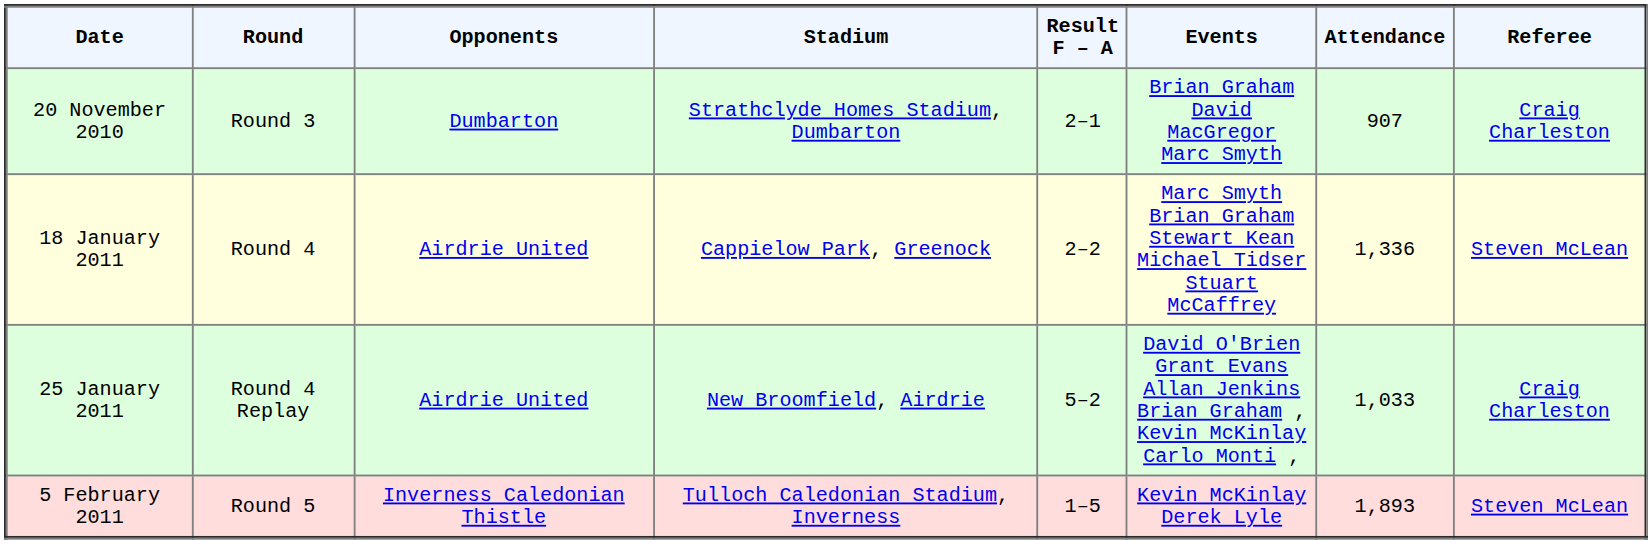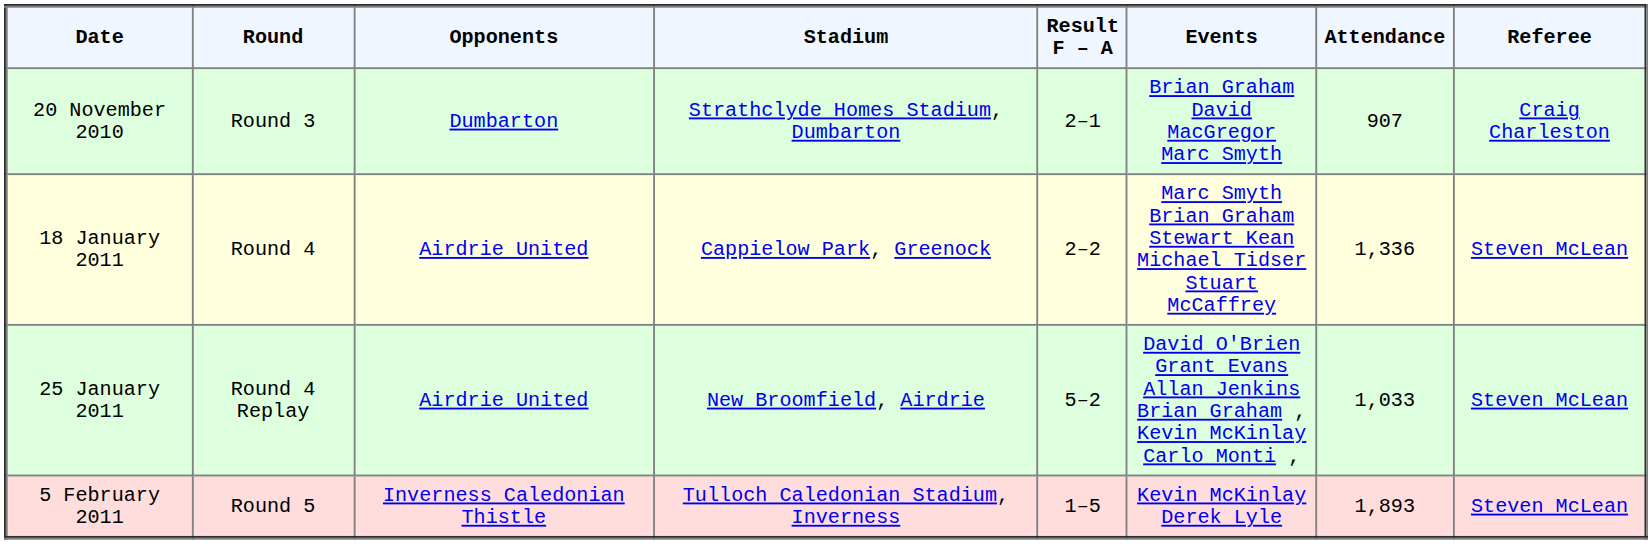(1550, 400) Craig Charleston -> (1550, 400) Steven McLean
